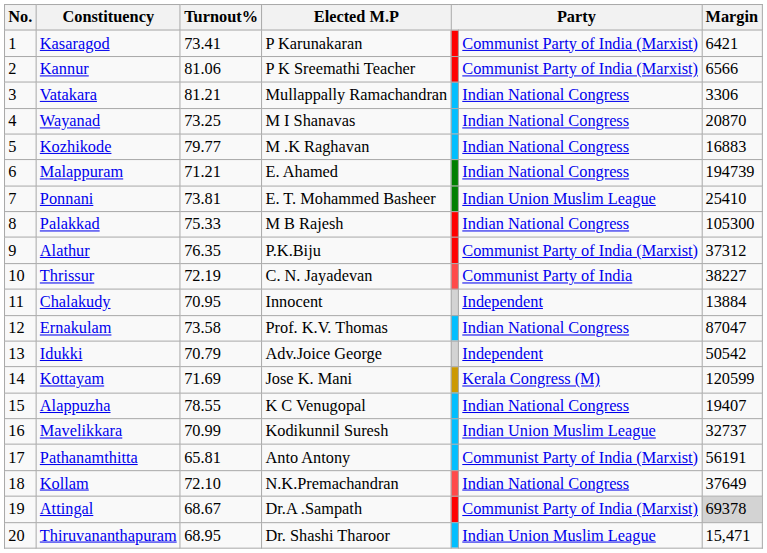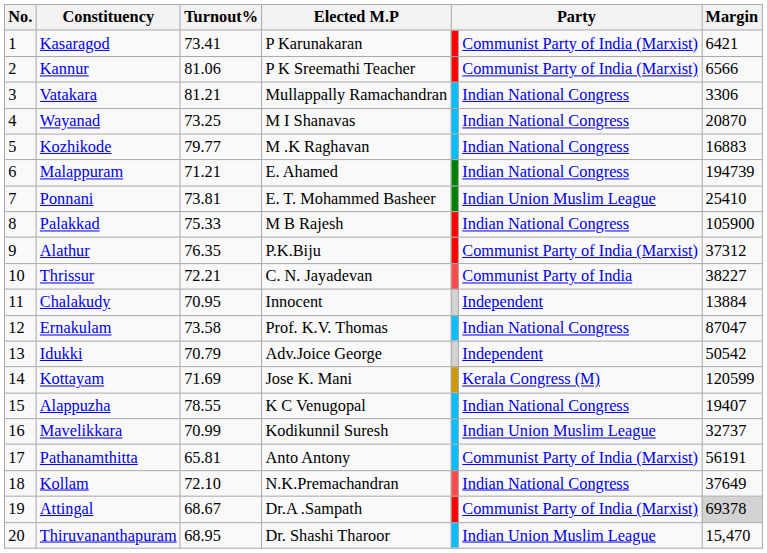(730, 224) 105300 -> (730, 224) 105900
(203, 276) 72.19 -> (203, 276) 72.21
(728, 535) 15,471 -> (728, 535) 15,470
